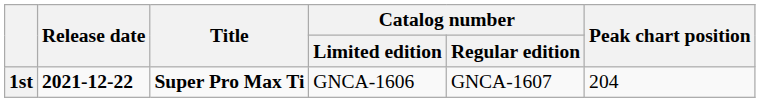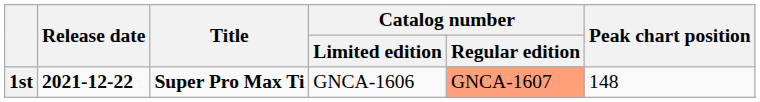(501, 81) no background -> (501, 81) lightsalmon background
(604, 81) 204 -> (604, 81) 148
